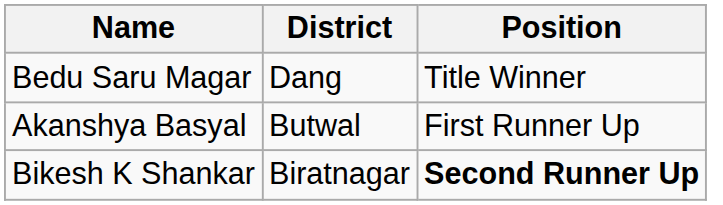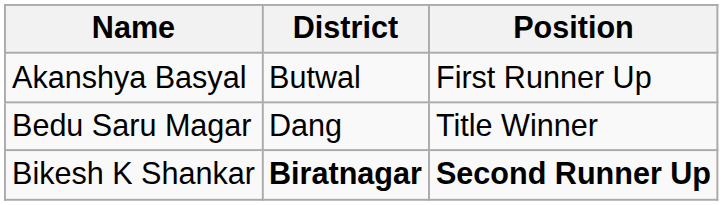rows swapped: (132, 77) <-> (129, 125)
(340, 174) normal -> (345, 174) bold
